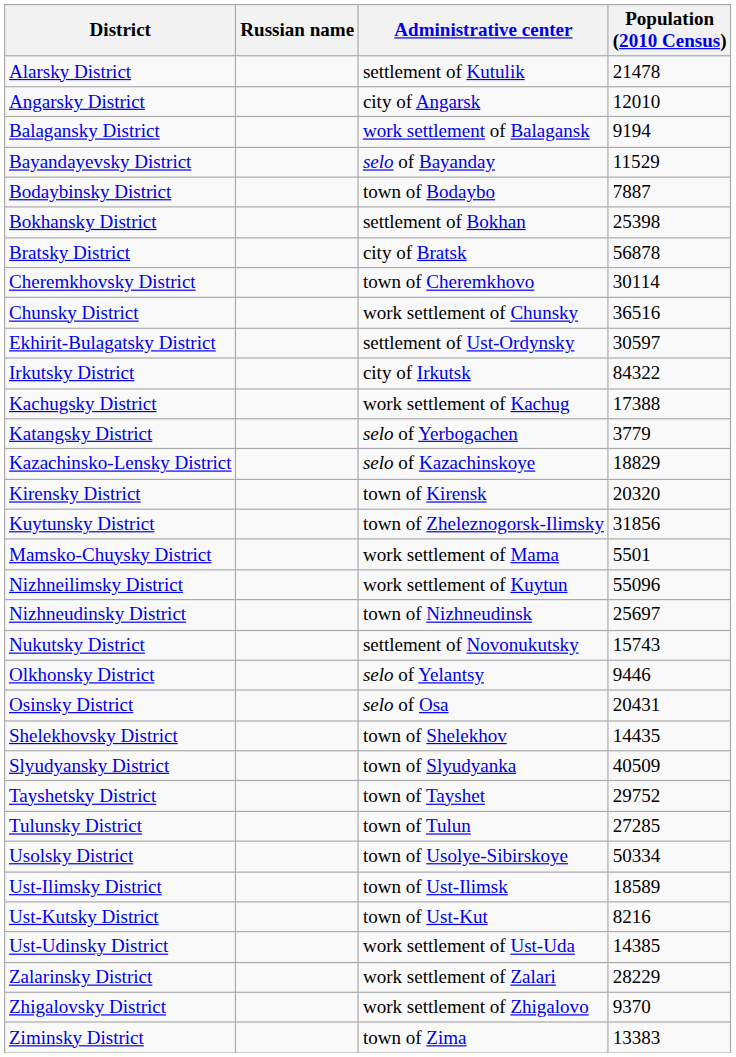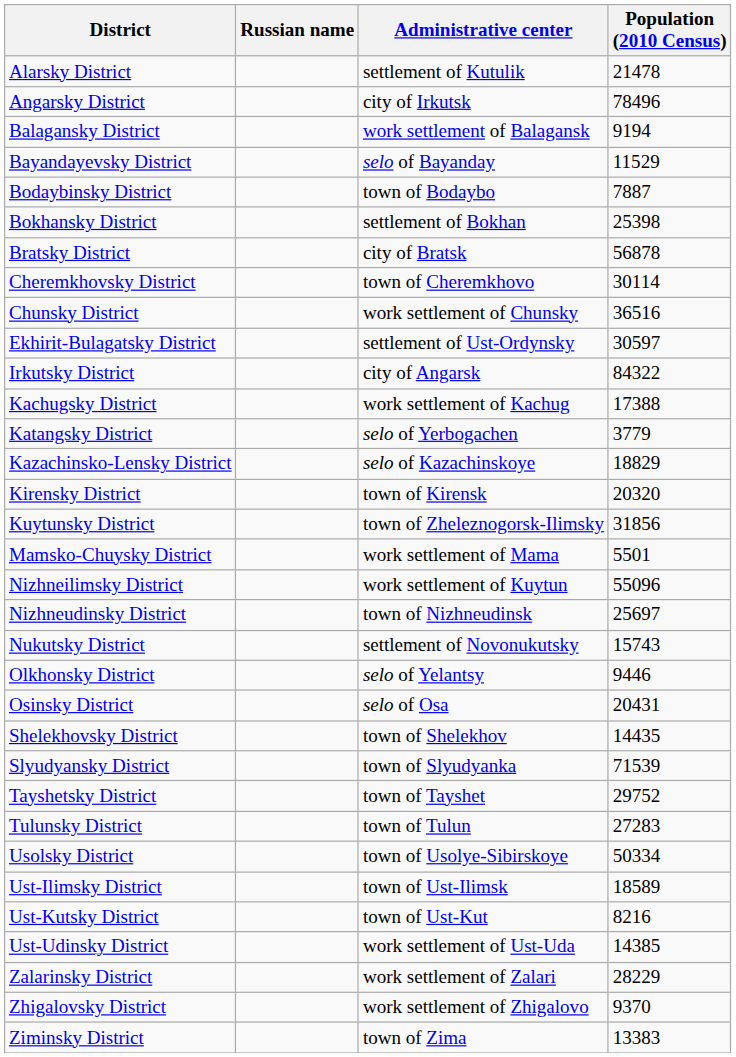(422, 101) city of Angarsk -> (417, 101) city of Irkutsk
(637, 101) 12010 -> (637, 101) 78496
(417, 373) city of Irkutsk -> (422, 373) city of Angarsk
(637, 765) 40509 -> (637, 765) 71539
(637, 826) 27285 -> (637, 826) 27283
